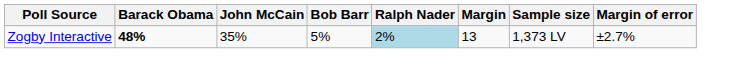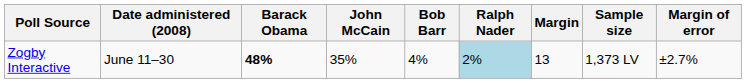+ column: (171, 22)
(320, 36) 5% -> (418, 59) 4%
